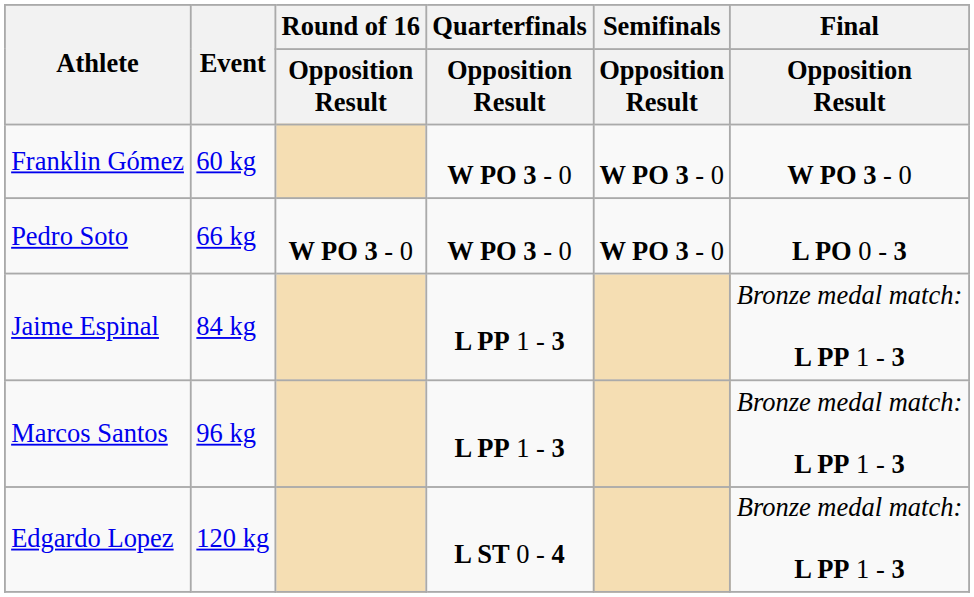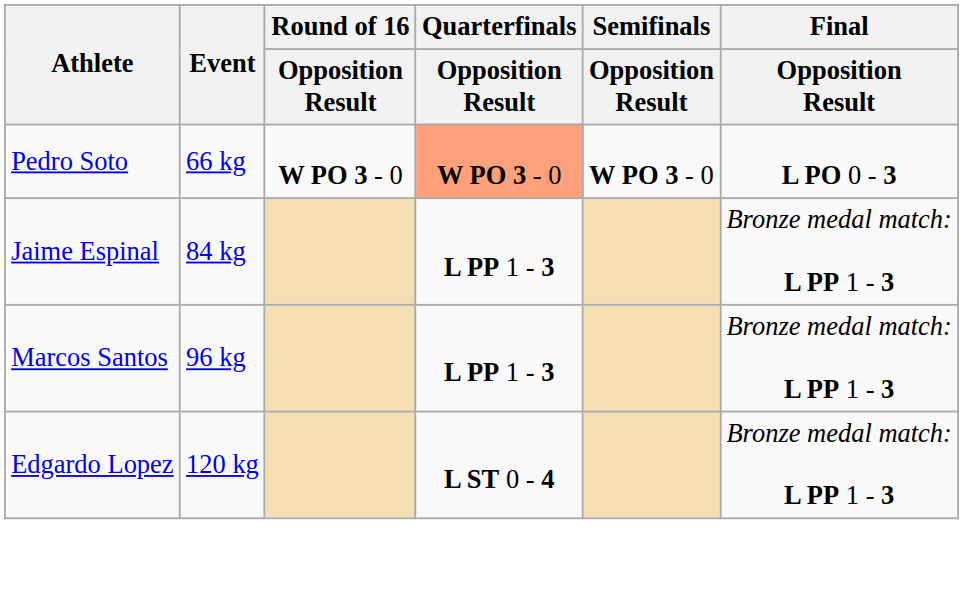- row: (98, 161)
(510, 251) no background -> (499, 176) lightsalmon background
